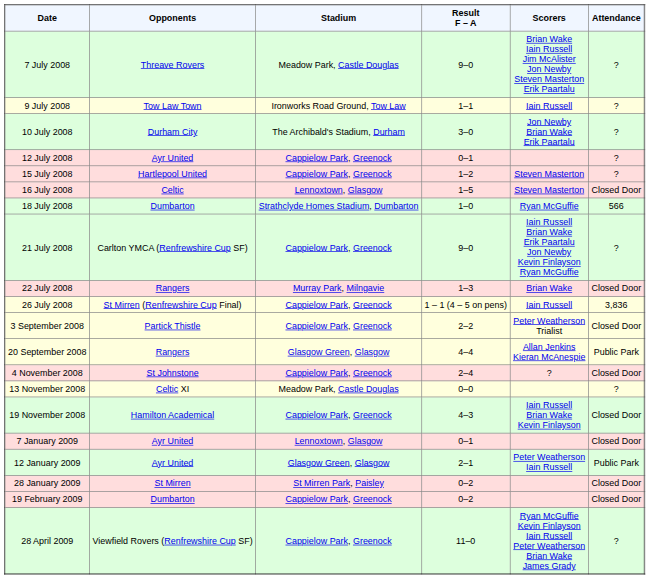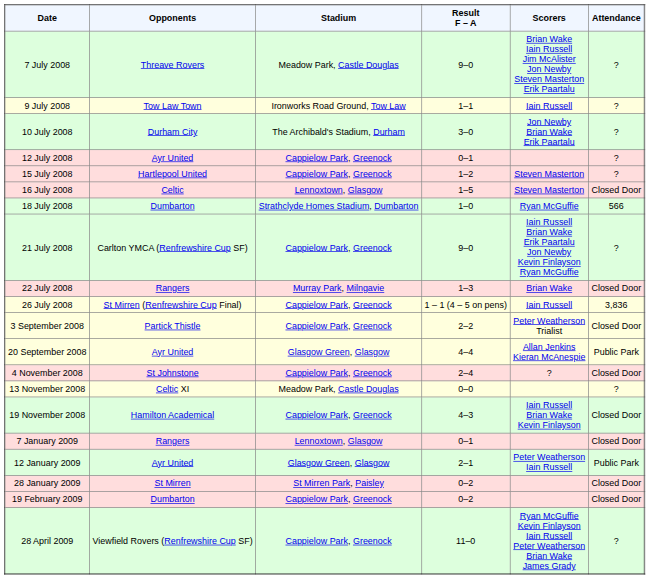(173, 352) Rangers -> (173, 352) Ayr United
(173, 441) Ayr United -> (173, 441) Rangers
